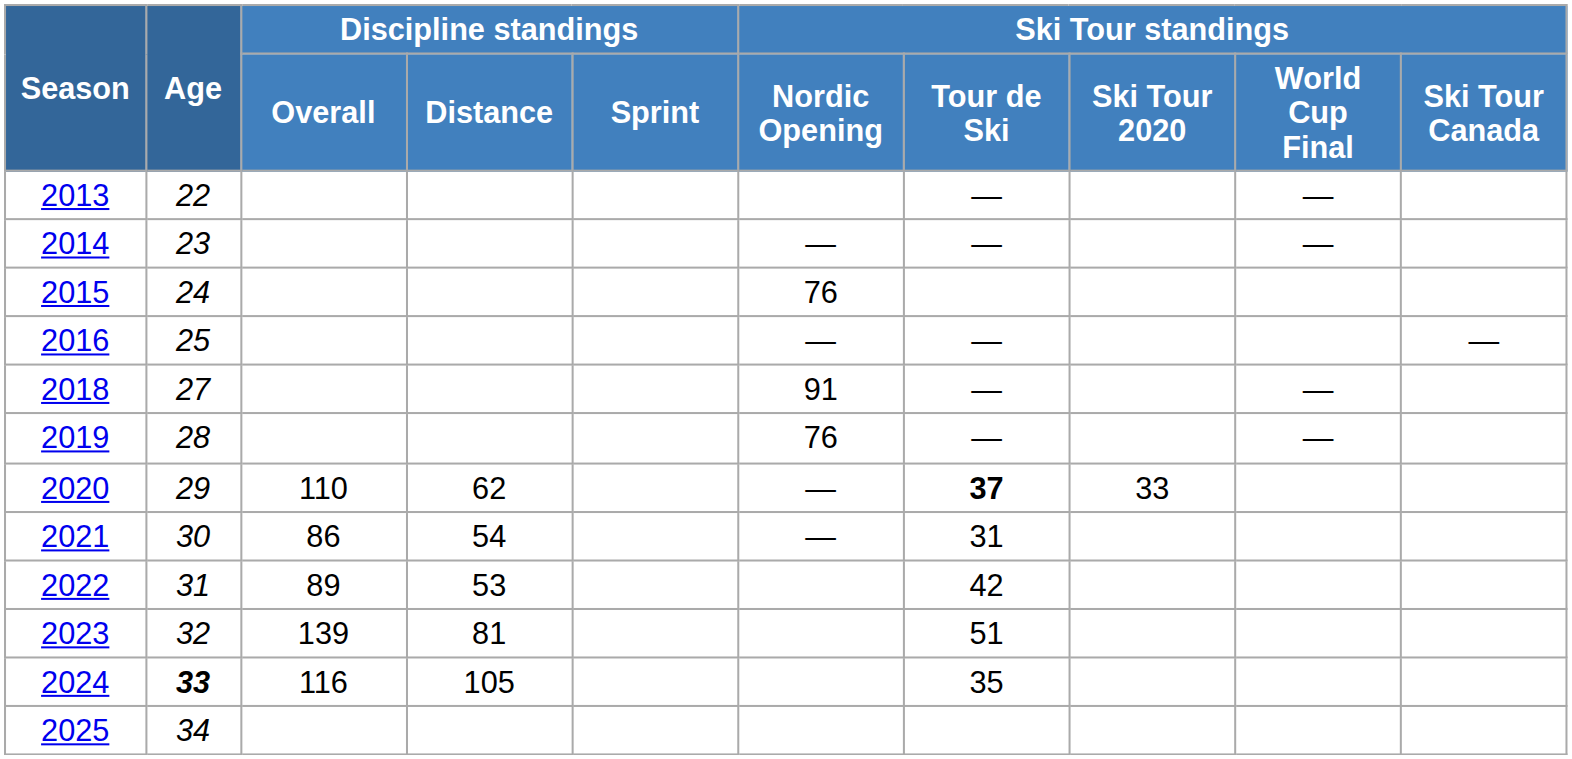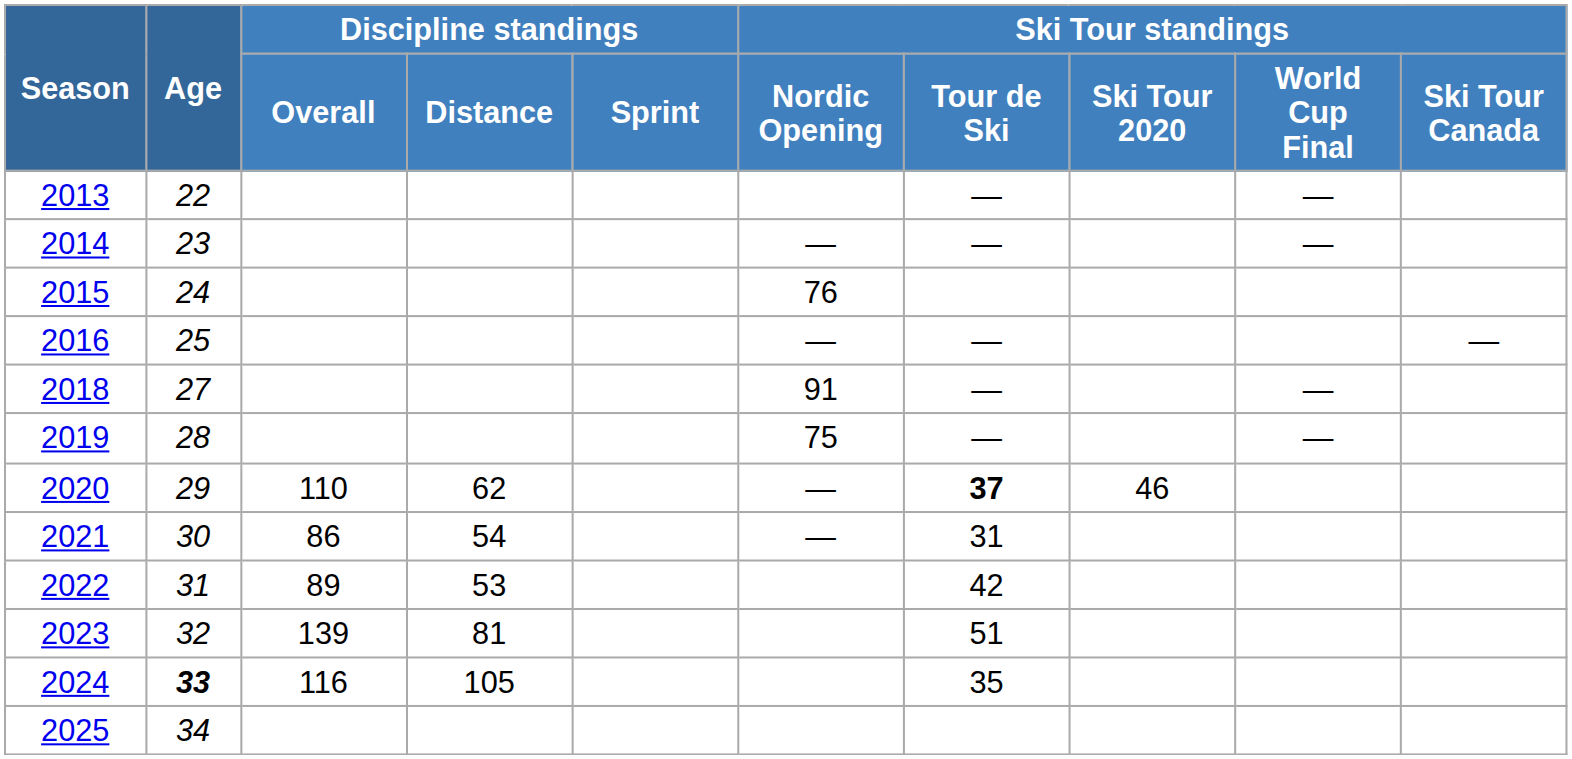(821, 438) 76 -> (821, 438) 75
(1152, 487) 33 -> (1152, 487) 46
